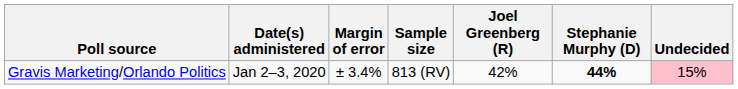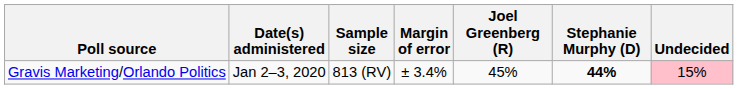columns swapped: (421, 41) <-> (359, 41)
(503, 72) 42% -> (503, 72) 45%
